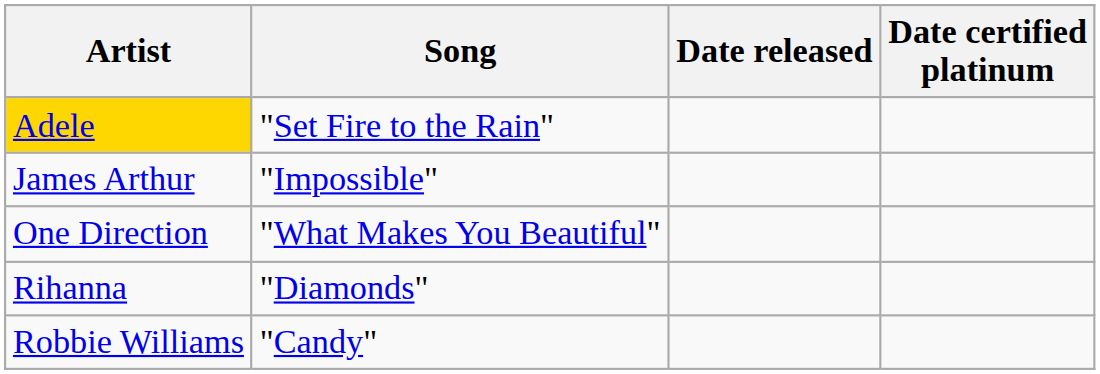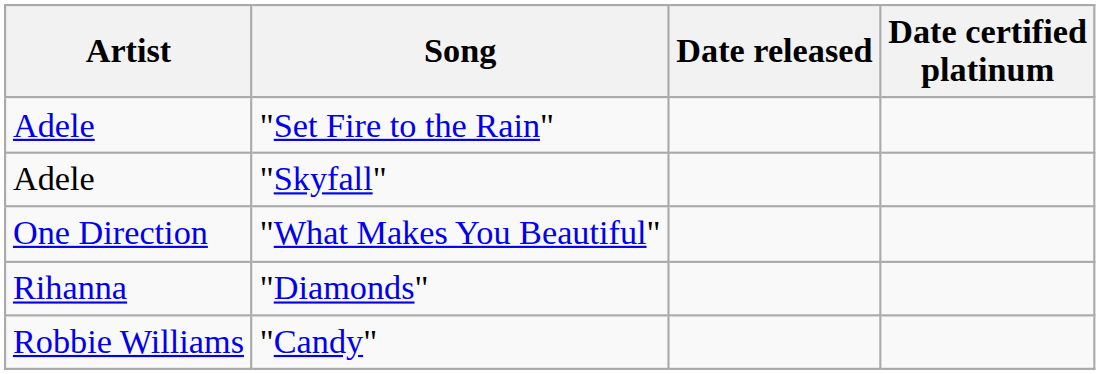(54, 124) gold background -> (54, 124) no background
+ row: (323, 178)
- row: (349, 178)
